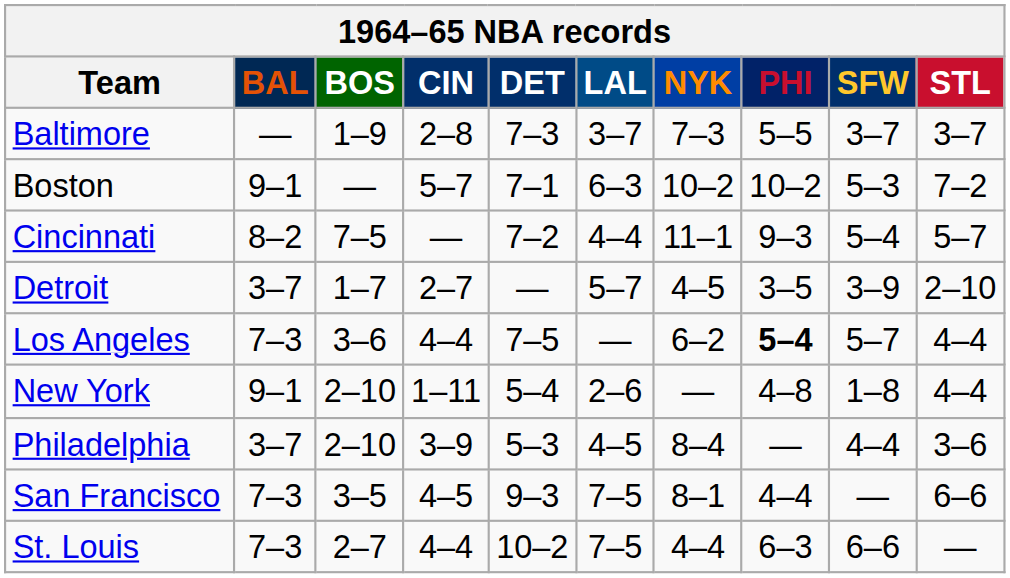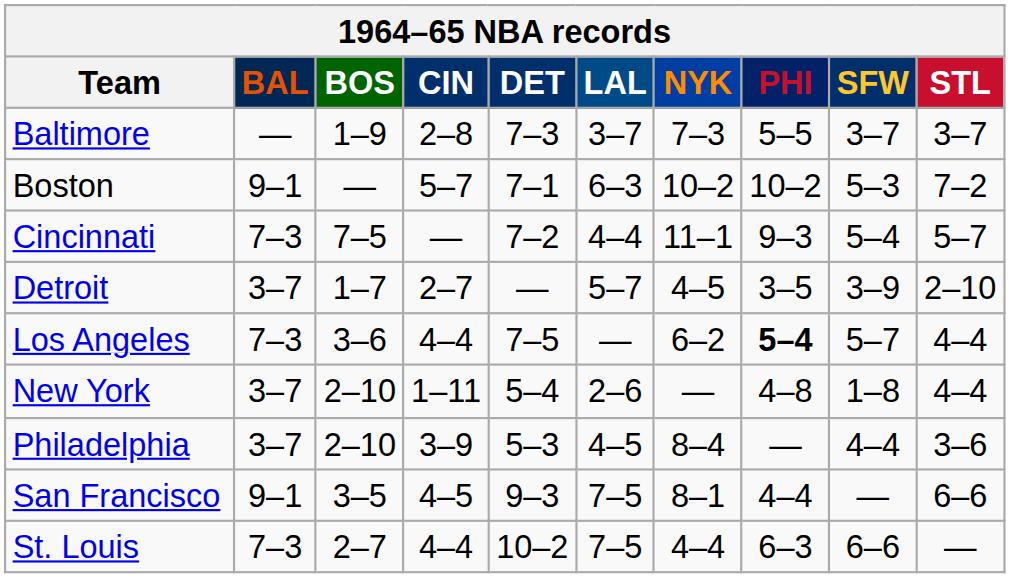(275, 237) 8–2 -> (275, 237) 7–3
(275, 391) 9–1 -> (275, 391) 3–7
(275, 494) 7–3 -> (275, 494) 9–1
